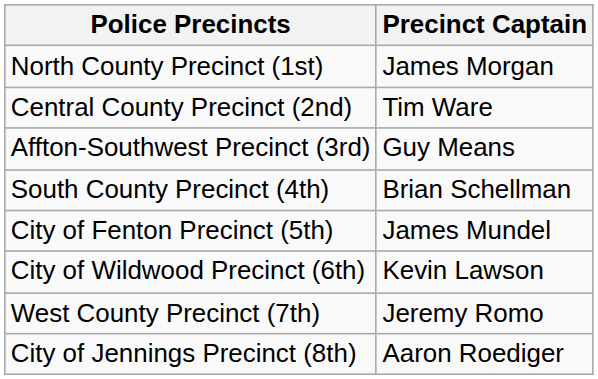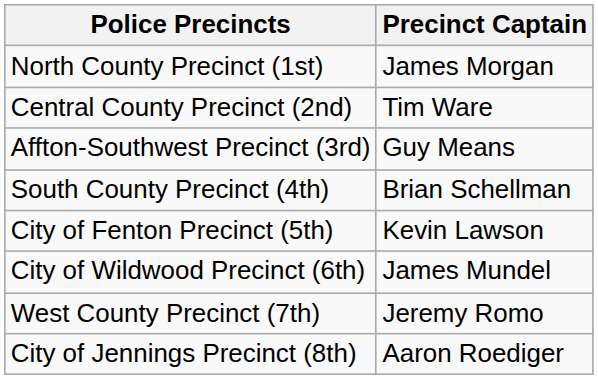(467, 230) James Mundel -> (463, 230) Kevin Lawson
(463, 271) Kevin Lawson -> (467, 271) James Mundel
